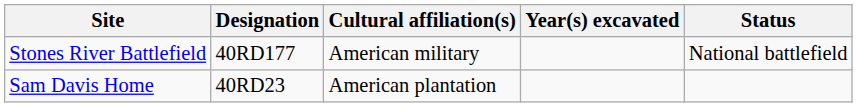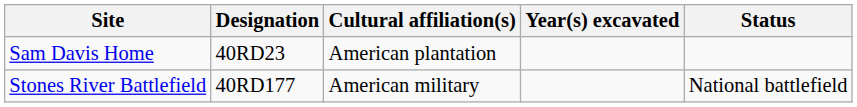rows swapped: (82, 85) <-> (108, 53)
